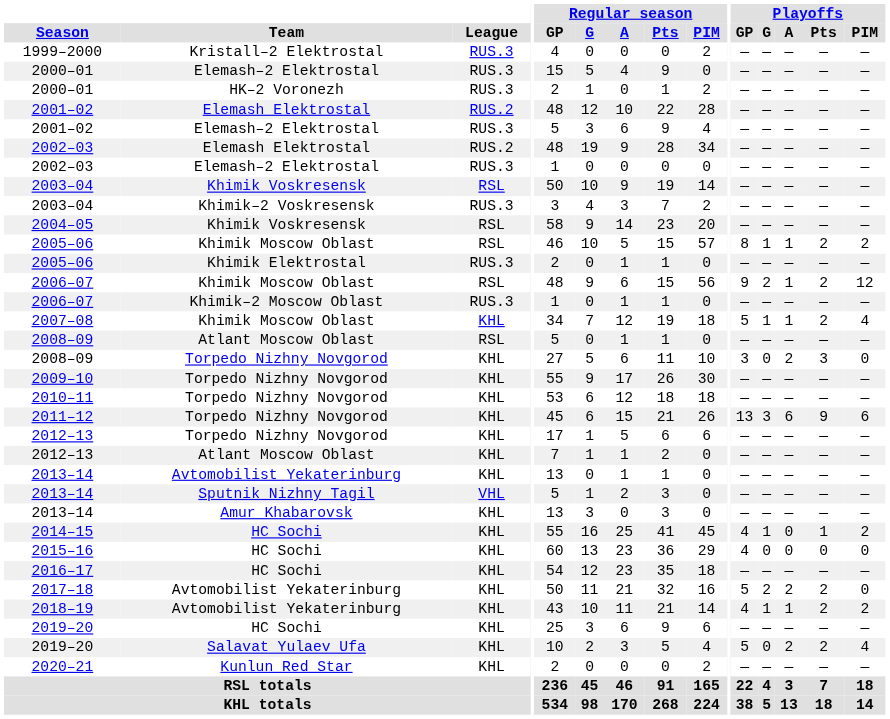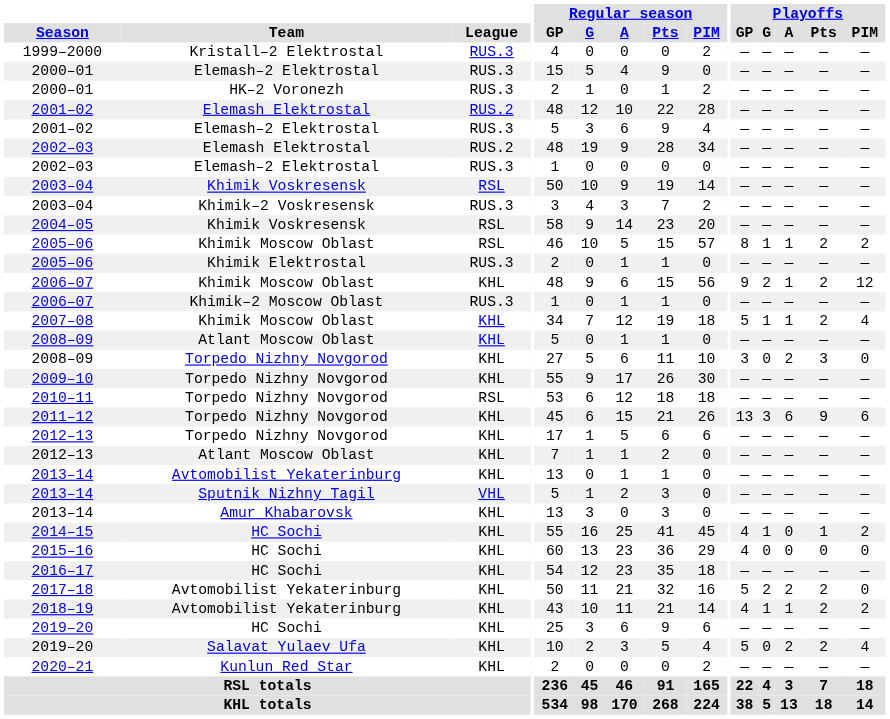(492, 283) RSL -> (492, 283) KHL
(492, 340) RSL -> (492, 340) KHL
(492, 398) KHL -> (492, 398) RSL
